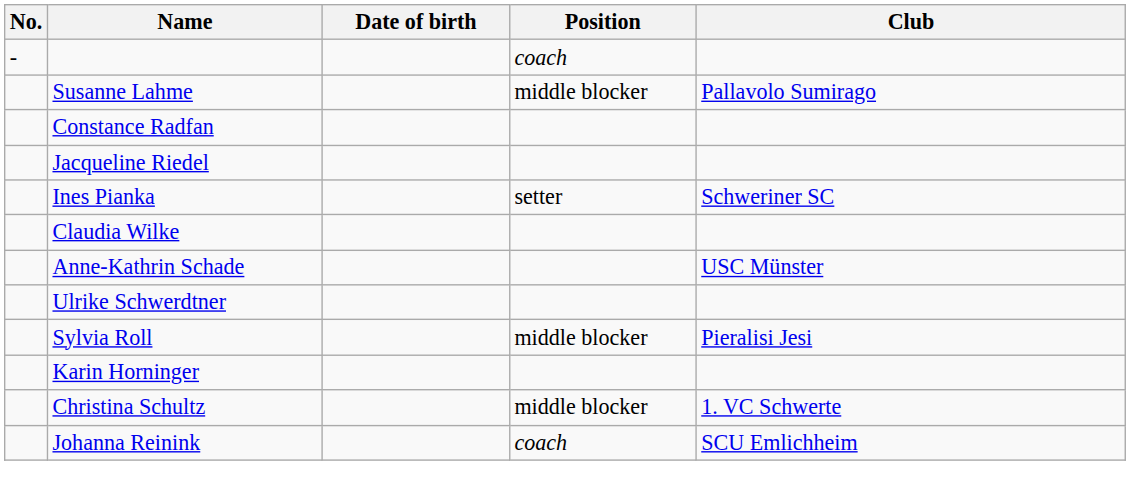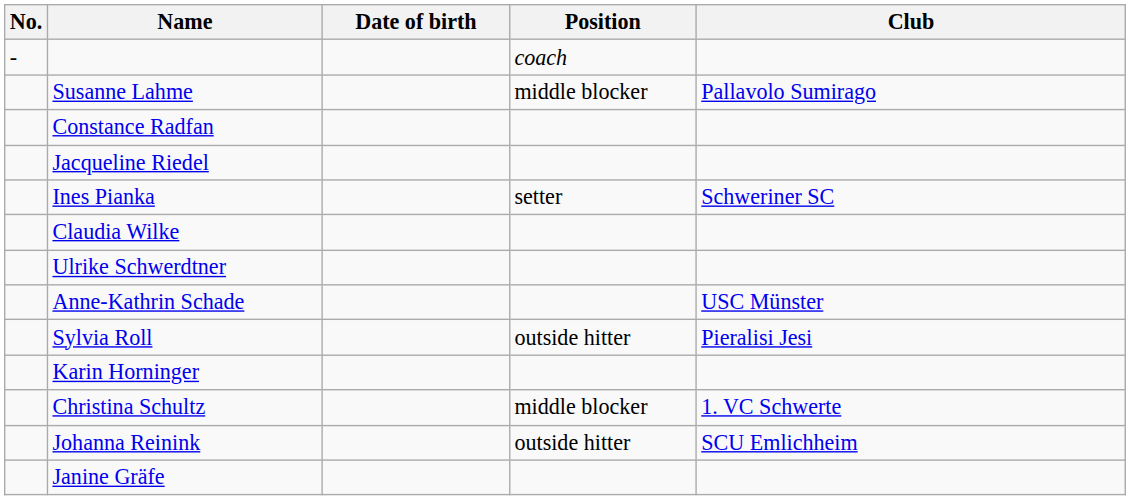rows swapped: (148, 267) <-> (139, 302)
(581, 337) middle blocker -> (572, 337) outside hitter
(541, 442) coach -> (572, 442) outside hitter
+ row: (109, 477)
